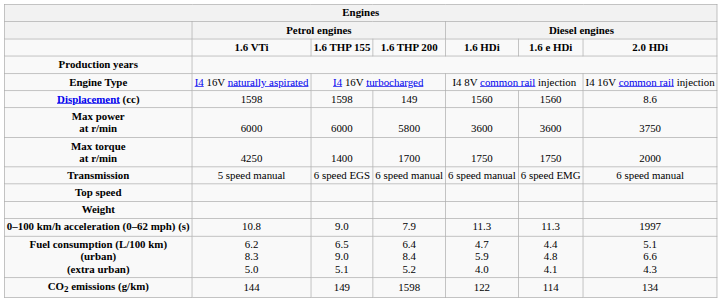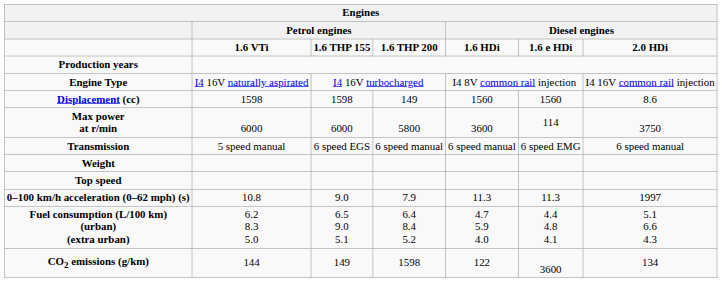(551, 128) 3600 -> (551, 122) 114
- row: (98, 152)
rows swapped: (98, 210) <-> (98, 192)
(551, 287) 114 -> (551, 269) 3600
